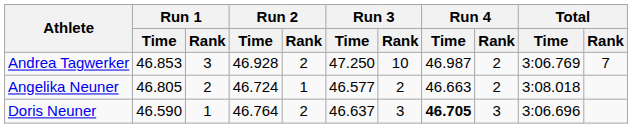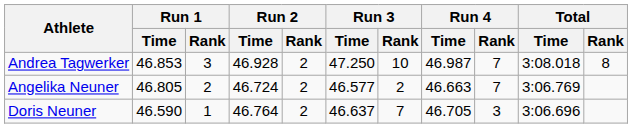(497, 64) 2 -> (497, 64) 7
(551, 64) 3:06.769 -> (551, 64) 3:08.018
(606, 64) 7 -> (606, 64) 8
(304, 88) 1 -> (304, 88) 2
(497, 88) 2 -> (497, 88) 7
(551, 88) 3:08.018 -> (551, 88) 3:06.769
(400, 111) 3 -> (400, 111) 7
(448, 111) bold -> (448, 111) normal
